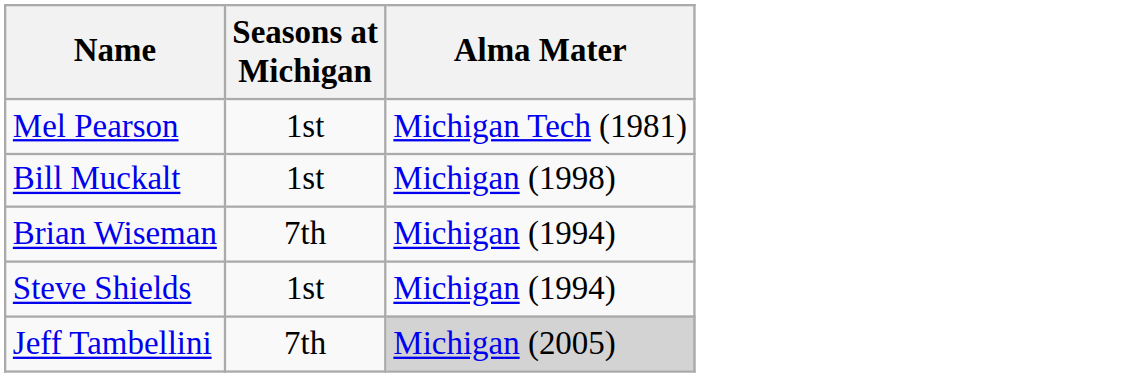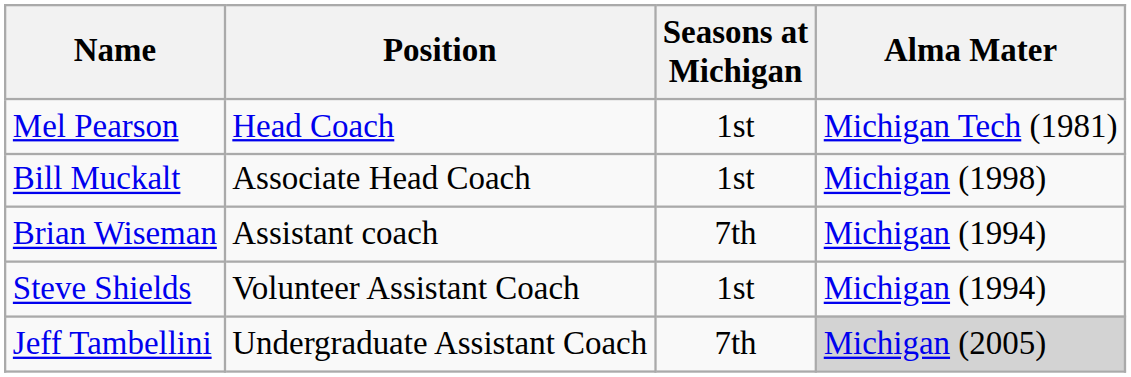+ column: (440, 51)
